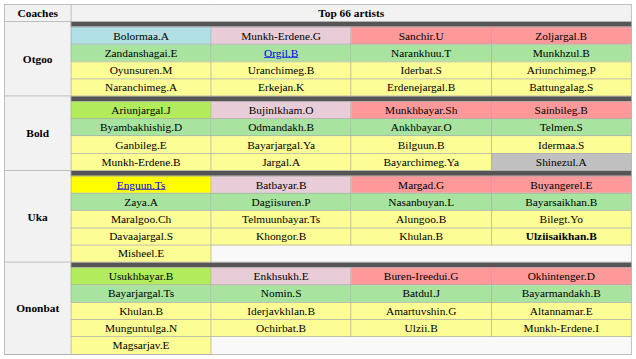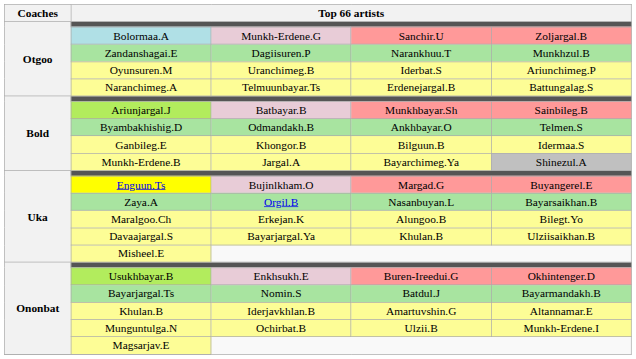(281, 53) Orgil.B -> (281, 53) Dagiisuren.P
(281, 87) Erkejan.K -> (281, 87) Telmuunbayar.Ts
(281, 110) Bujinlkham.O -> (281, 110) Batbayar.B
(281, 145) Bayarjargal.Ya -> (281, 145) Khongor.B
(281, 184) Batbayar.B -> (281, 184) Bujinlkham.O
(281, 202) Dagiisuren.P -> (281, 202) Orgil.B
(281, 219) Telmuunbayar.Ts -> (281, 219) Erkejan.K
(281, 236) Khongor.B -> (281, 236) Bayarjargal.Ya
(561, 236) bold -> (561, 236) normal
